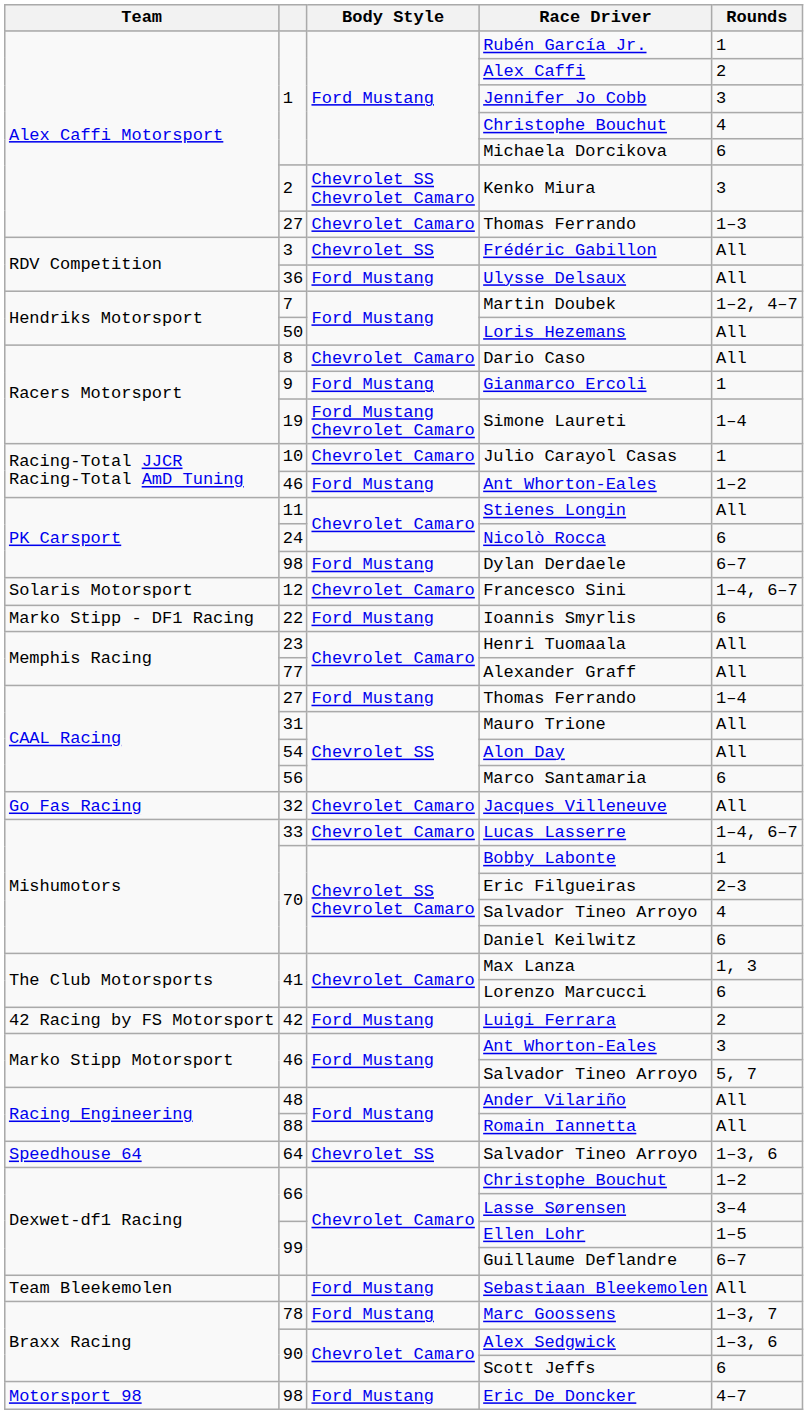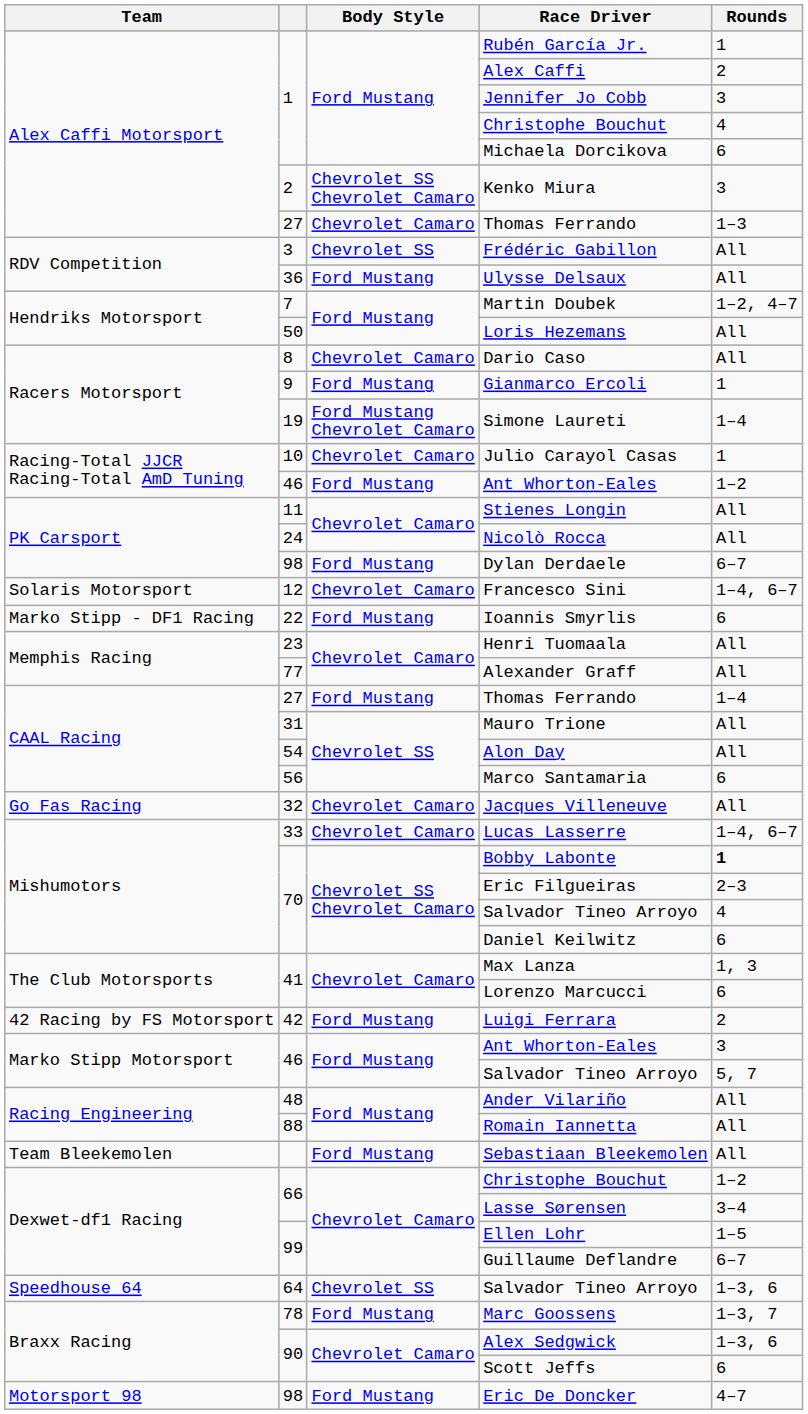(721, 538) 6 -> (731, 538) All
(721, 859) normal -> (721, 859) bold
rows swapped: (75, 1154) <-> (91, 1288)
